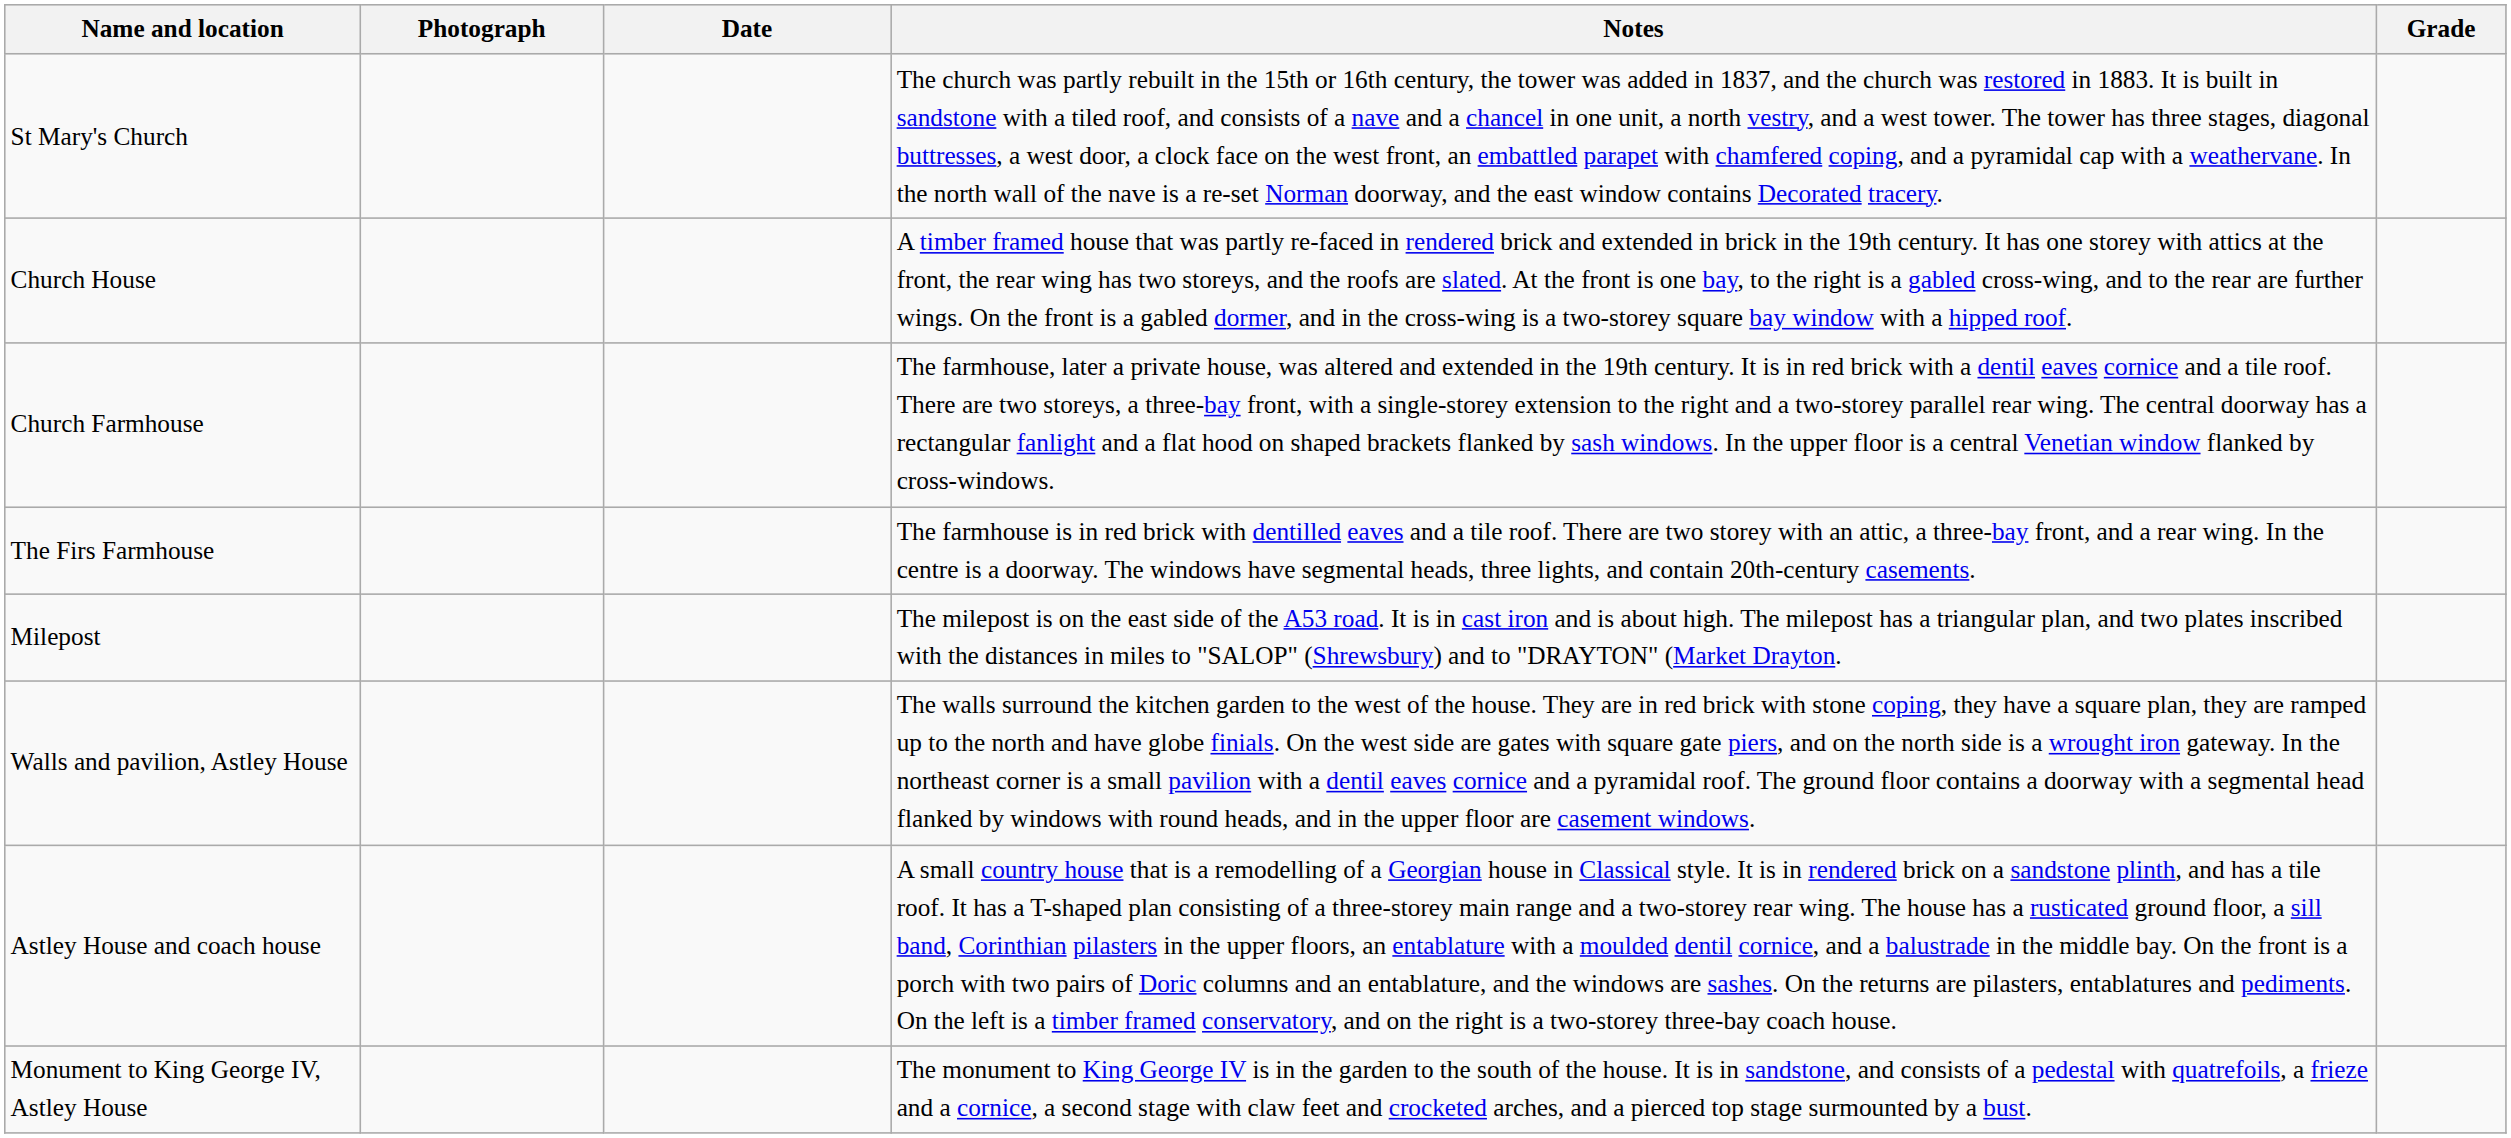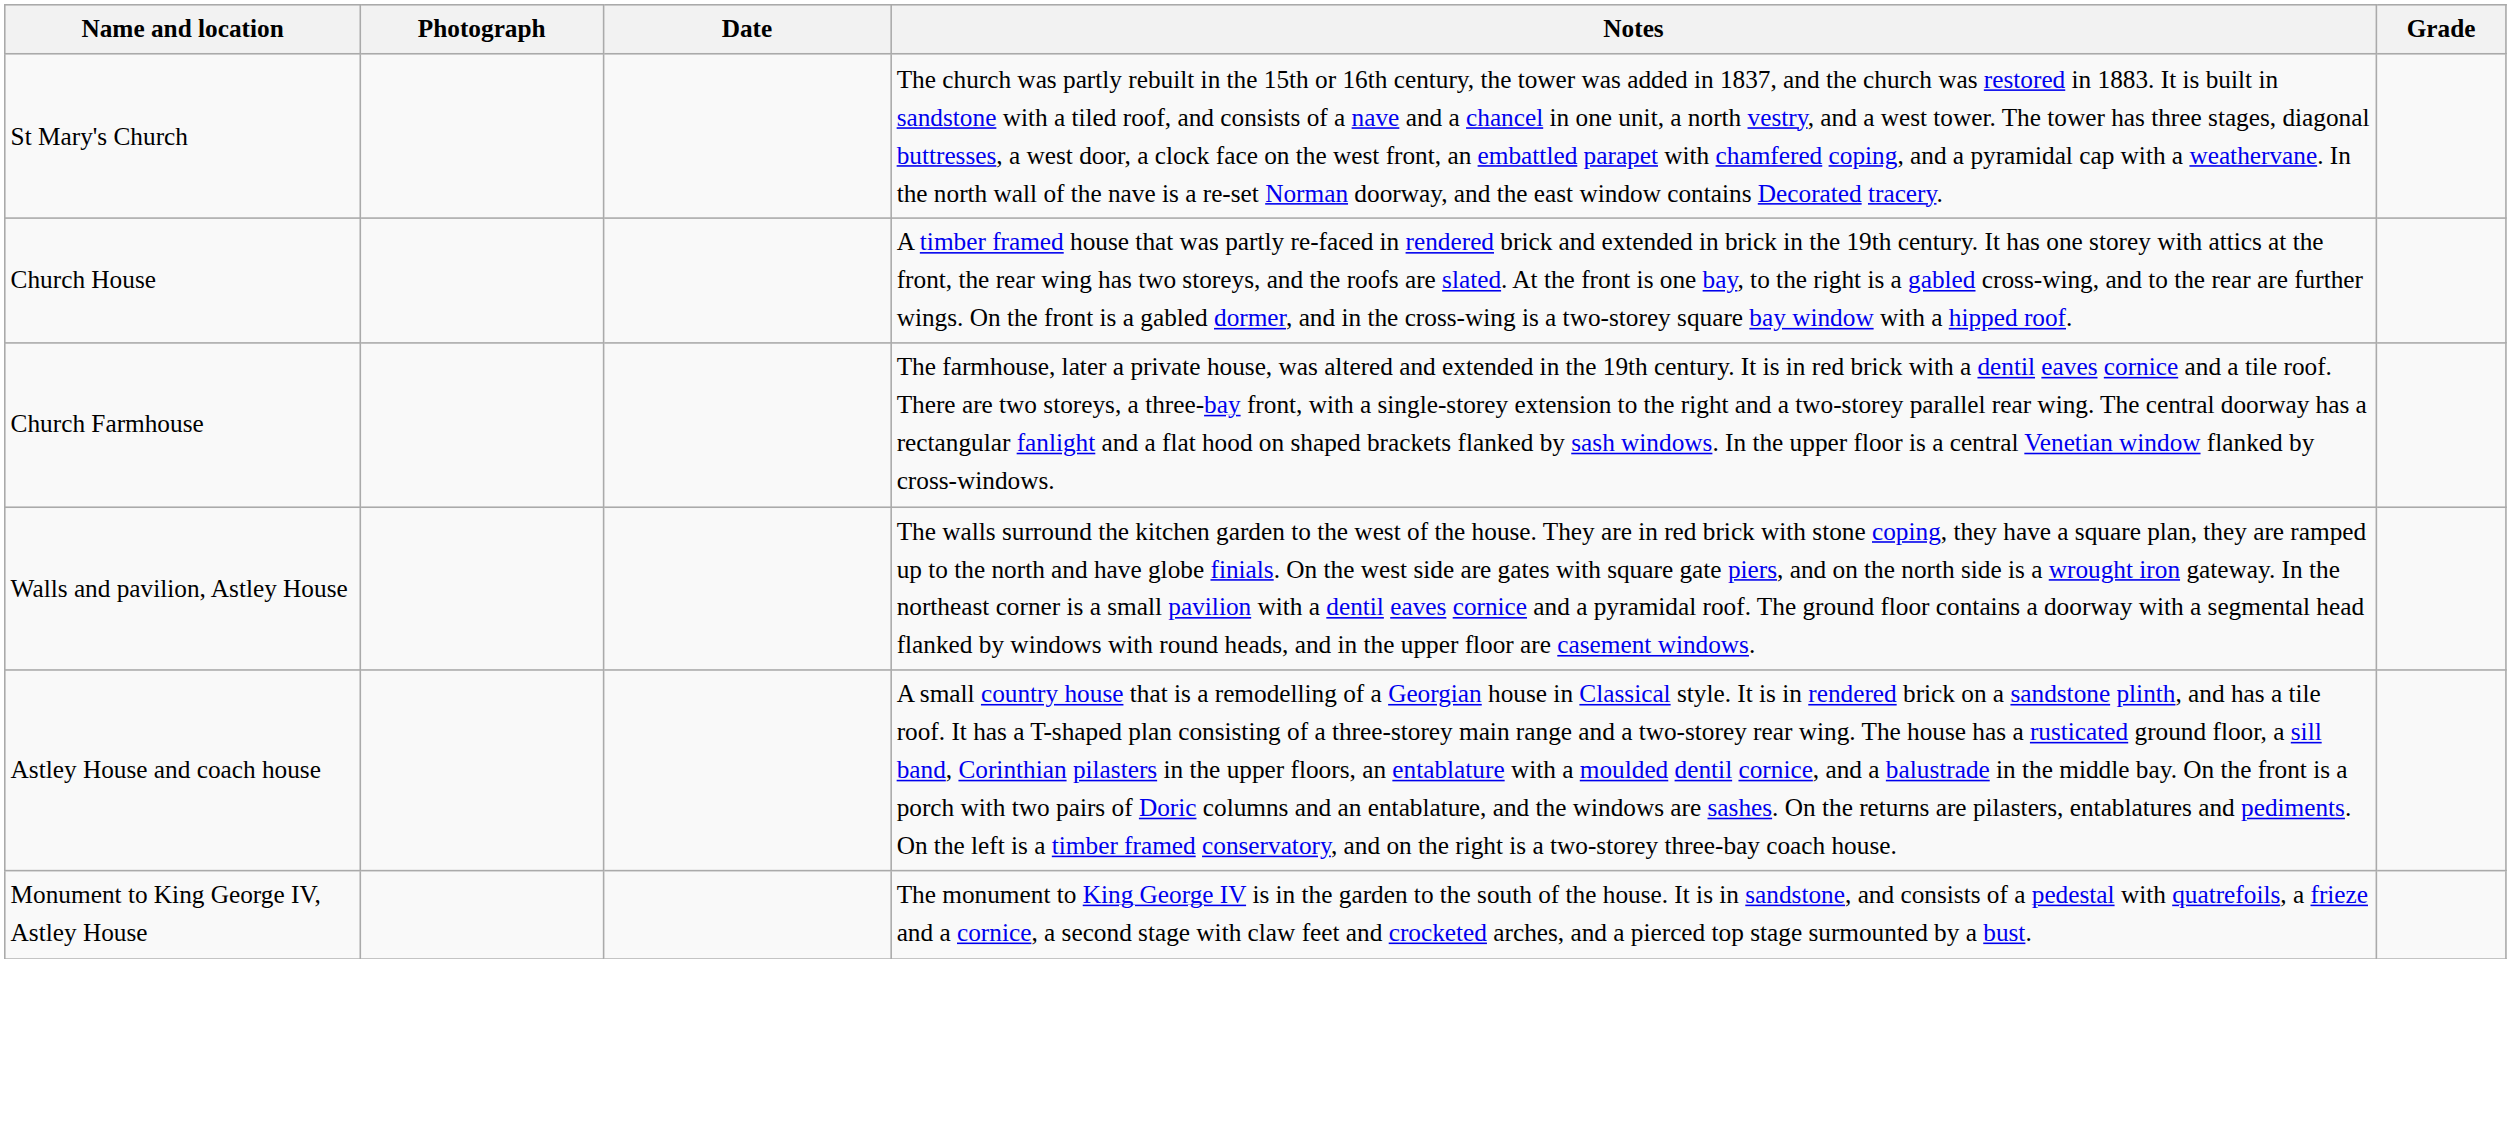- row: (112, 549)
- row: (56, 637)
